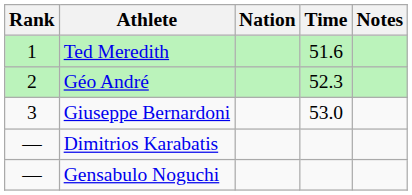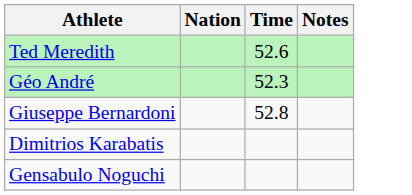- column: (32, 19)
(326, 50) 51.6 -> (271, 50) 52.6
(326, 112) 53.0 -> (271, 112) 52.8
